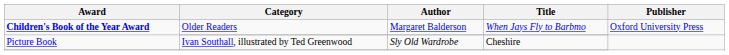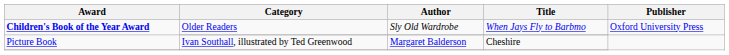(428, 27) Margaret Balderson -> (424, 27) Sly Old Wardrobe
(424, 42) Sly Old Wardrobe -> (428, 42) Margaret Balderson
